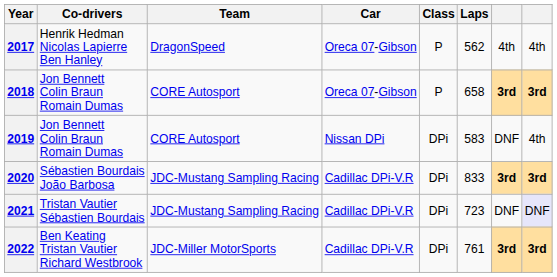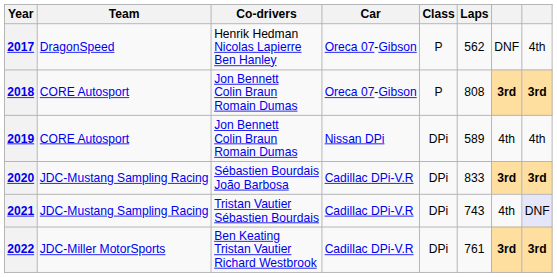columns swapped: (235, 14) <-> (92, 14)
(507, 47) 4th -> (507, 47) DNF
(474, 93) 658 -> (474, 93) 808
(474, 139) 583 -> (474, 139) 589
(507, 139) DNF -> (507, 139) 4th
(474, 211) 723 -> (474, 211) 743
(507, 211) DNF -> (507, 211) 4th
